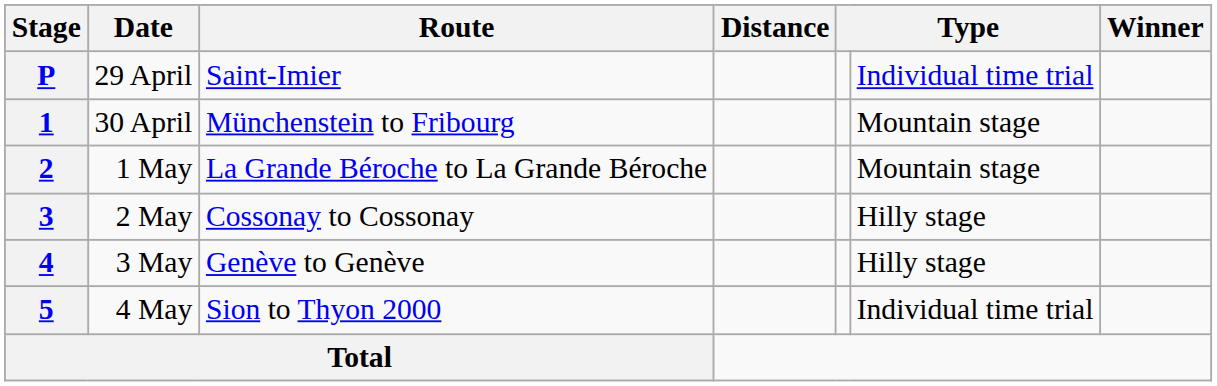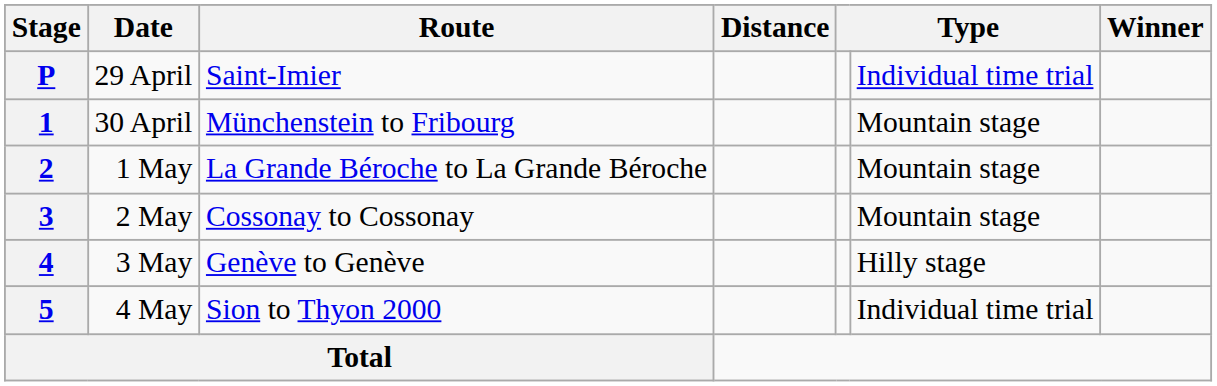(921, 215) Hilly stage -> (948, 215) Mountain stage
